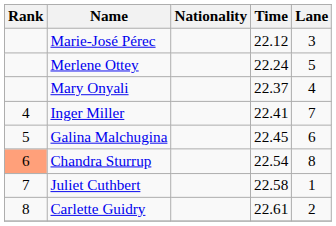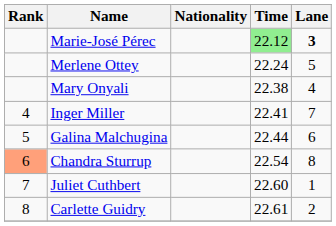(271, 40) no background -> (271, 40) lightgreen background
(312, 40) normal -> (312, 40) bold
(271, 88) 22.37 -> (271, 88) 22.38
(271, 137) 22.45 -> (271, 137) 22.44
(271, 185) 22.58 -> (271, 185) 22.60
